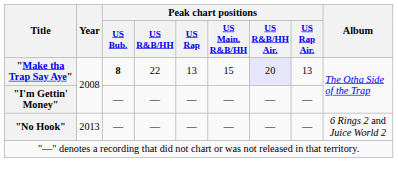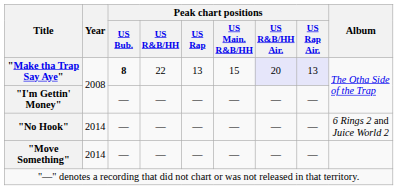(307, 71) no background -> (313, 71) lavender background
(89, 127) 2013 -> (95, 127) 2014
+ row: (43, 154)
